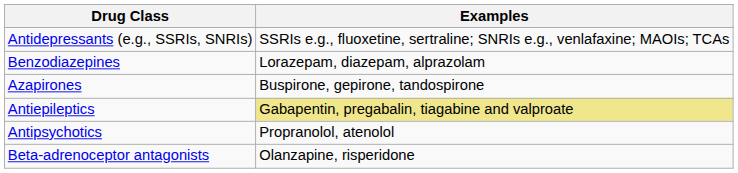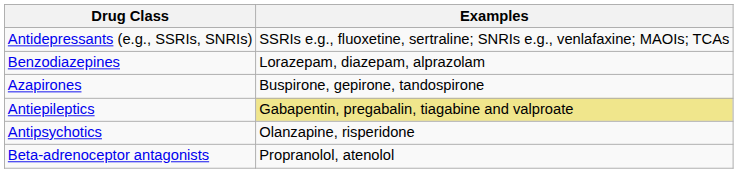(327, 132) Propranolol, atenolol -> (337, 132) Olanzapine, risperidone
(337, 156) Olanzapine, risperidone -> (327, 156) Propranolol, atenolol
